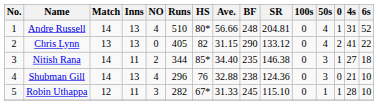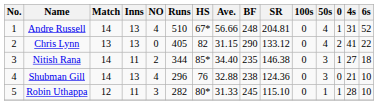(203, 28) 80* -> (203, 28) 67*
(203, 92) 67* -> (203, 92) 80*
